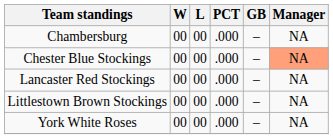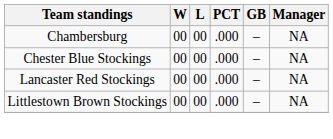(299, 58) lightsalmon background -> (299, 58) no background
- row: (87, 123)
